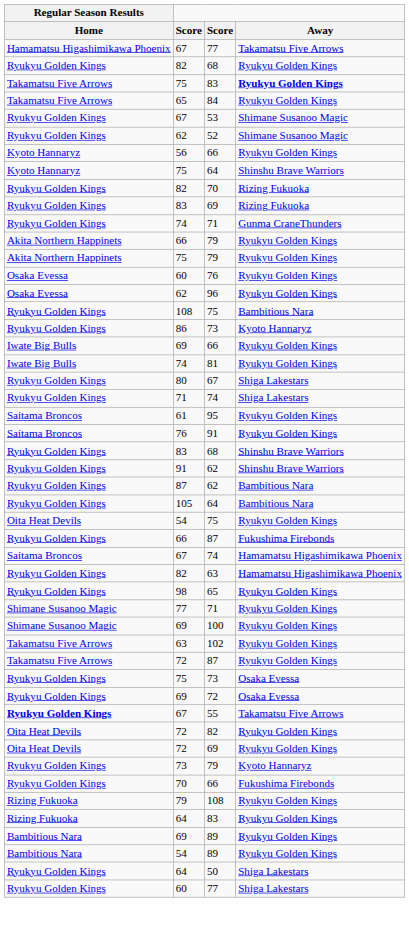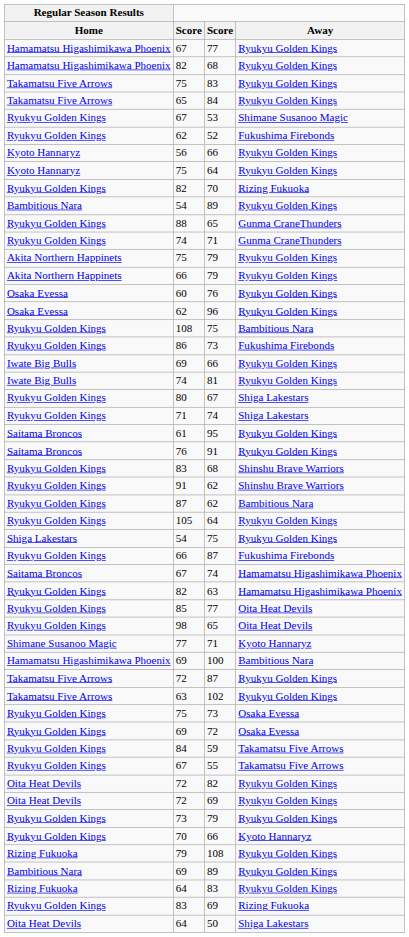(291, 48) Takamatsu Five Arrows -> (288, 48) Ryukyu Golden Kings
(56, 65) Ryukyu Golden Kings -> (89, 65) Hamamatsu Higashimikawa Phoenix
(290, 83) bold -> (288, 83) normal
(293, 135) Shimane Susanoo Magic -> (286, 135) Fukushima Firebonds
(291, 170) Shinshu Brave Warriors -> (288, 170) Ryukyu Golden Kings
rows swapped: (181, 205) <-> (181, 853)
+ row: (181, 223)
rows swapped: (181, 240) <-> (181, 258)
(275, 328) Kyoto Hannaryz -> (286, 345) Fukushima Firebonds
(276, 503) Bambitious Nara -> (288, 521) Ryukyu Golden Kings
(44, 521) Oita Heat Devils -> (42, 538) Shiga Lakestars
+ row: (181, 608)
(288, 591) Ryukyu Golden Kings -> (275, 626) Oita Heat Devils
(288, 608) Ryukyu Golden Kings -> (275, 643) Kyoto Hannaryz
(62, 626) Shimane Susanoo Magic -> (89, 661) Hamamatsu Higashimikawa Phoenix
(288, 626) Ryukyu Golden Kings -> (276, 661) Bambitious Nara
rows swapped: (181, 661) <-> (181, 643)
+ row: (181, 748)
(59, 713) bold -> (56, 766) normal
(275, 766) Kyoto Hannaryz -> (288, 818) Ryukyu Golden Kings
(286, 783) Fukushima Firebonds -> (275, 836) Kyoto Hannaryz
rows swapped: (181, 818) <-> (181, 836)
(56, 871) Ryukyu Golden Kings -> (44, 923) Oita Heat Devils
- row: (181, 888)
